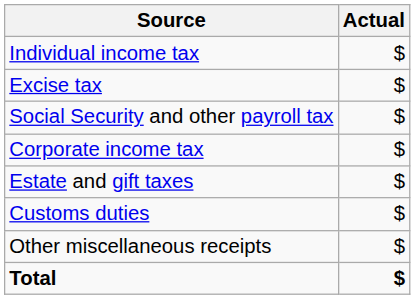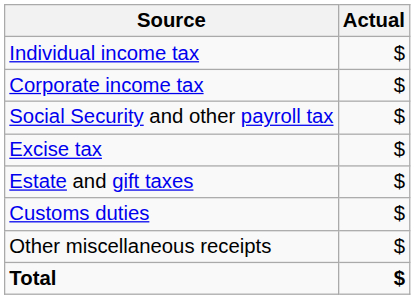rows swapped: (106, 149) <-> (56, 85)
